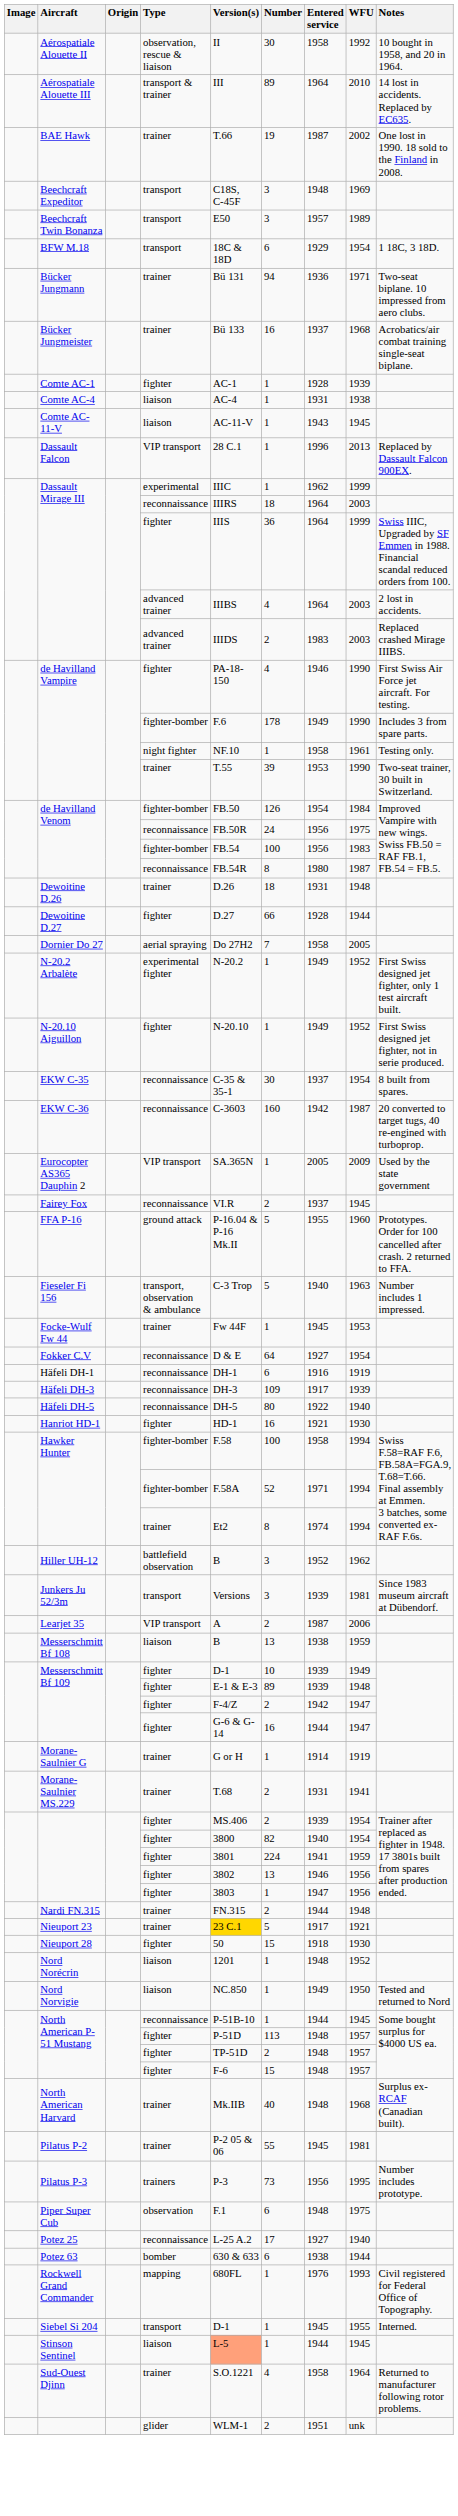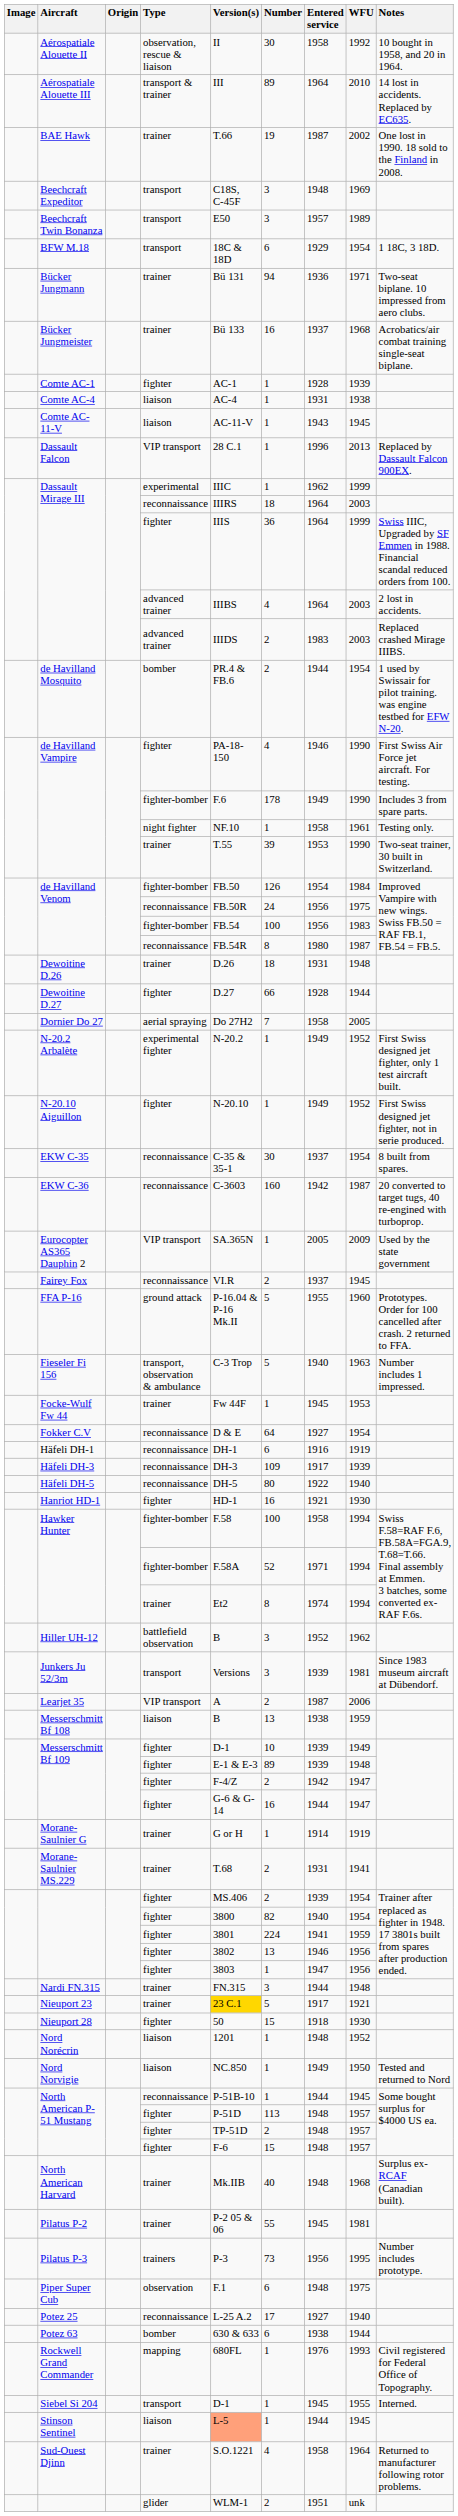+ row: (68, 674)
(267, 1910) 2 -> (267, 1987) 3
